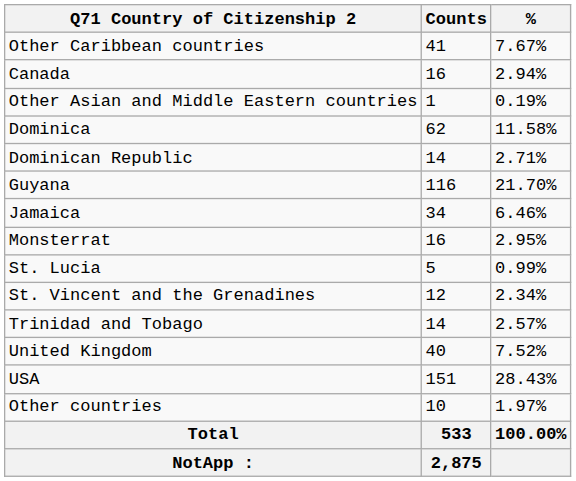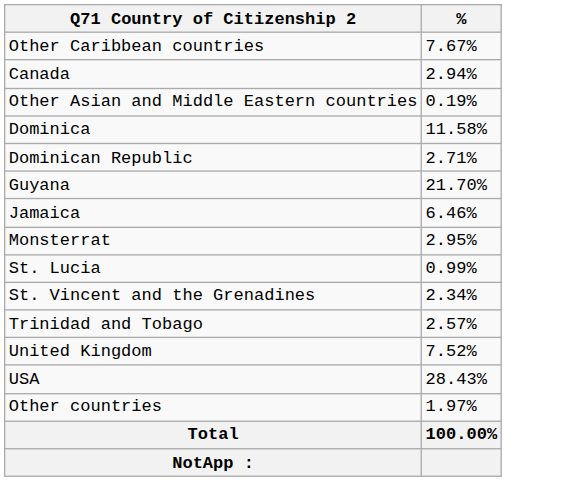- column: (456, 19)
